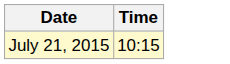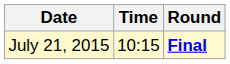+ column: (194, 17)
